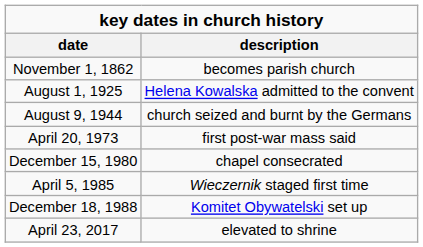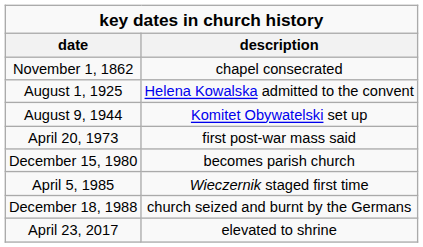(279, 68) becomes parish church -> (279, 68) chapel consecrated
(279, 114) church seized and burnt by the Germans -> (279, 114) Komitet Obywatelski set up
(279, 161) chapel consecrated -> (279, 161) becomes parish church
(279, 207) Komitet Obywatelski set up -> (279, 207) church seized and burnt by the Germans
